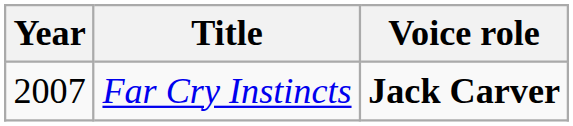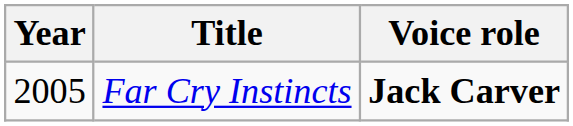(50, 90) 2007 -> (50, 90) 2005
